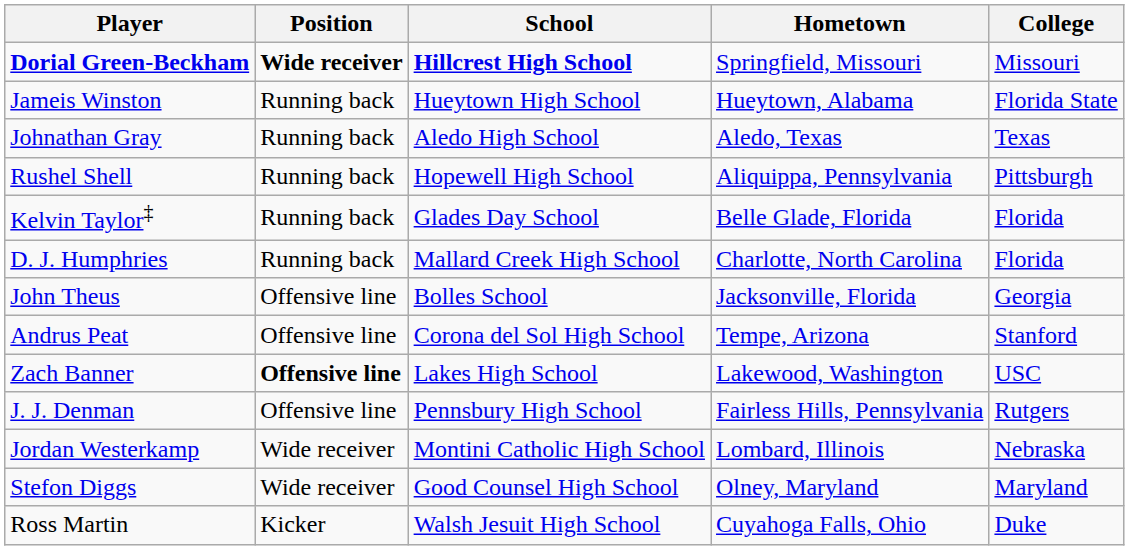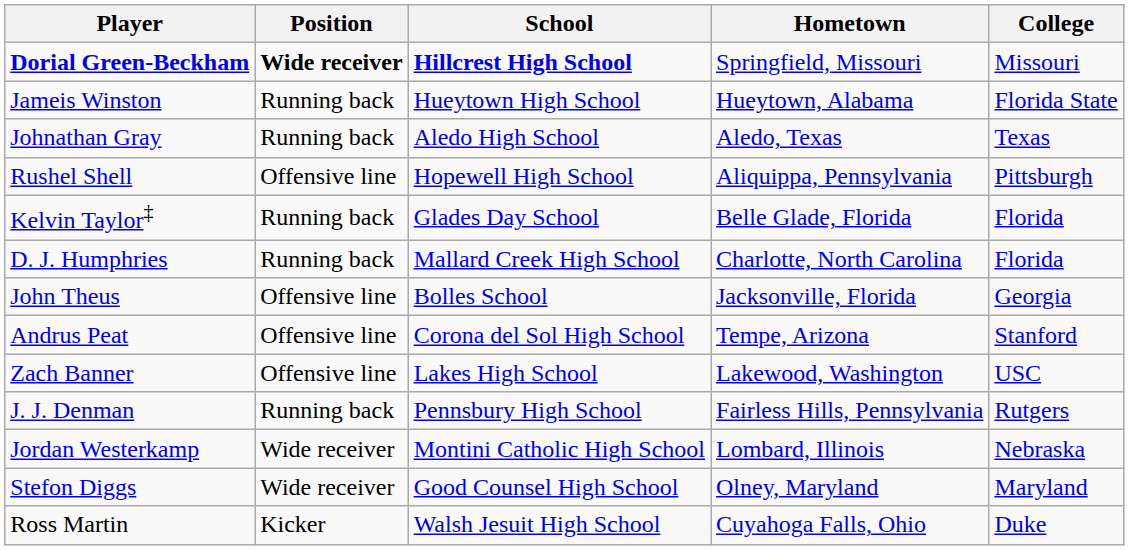(327, 175) Running back -> (328, 175) Offensive line
(331, 372) bold -> (328, 372) normal
(328, 410) Offensive line -> (327, 410) Running back
